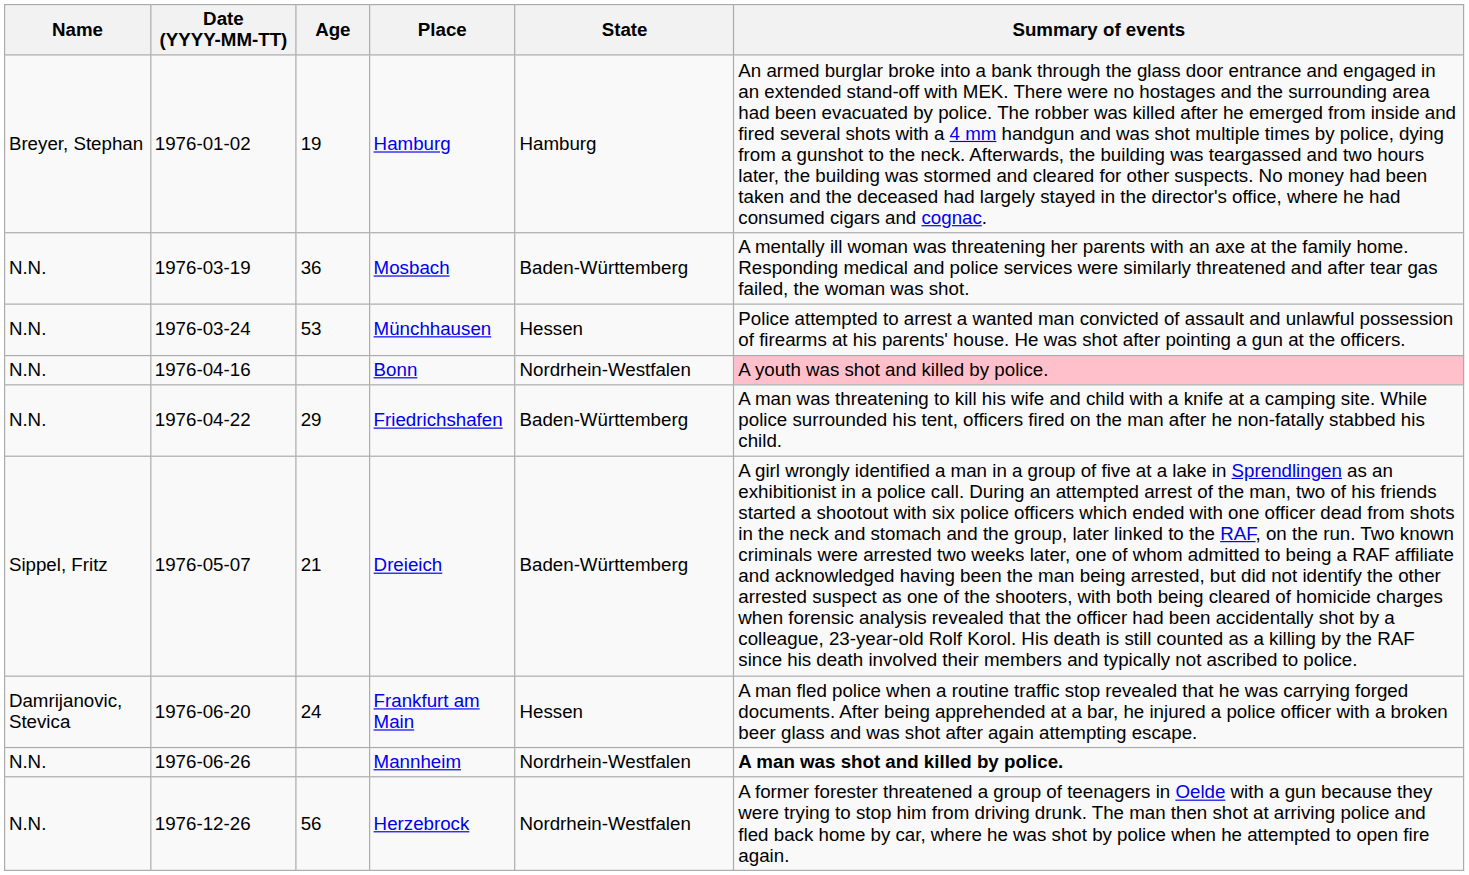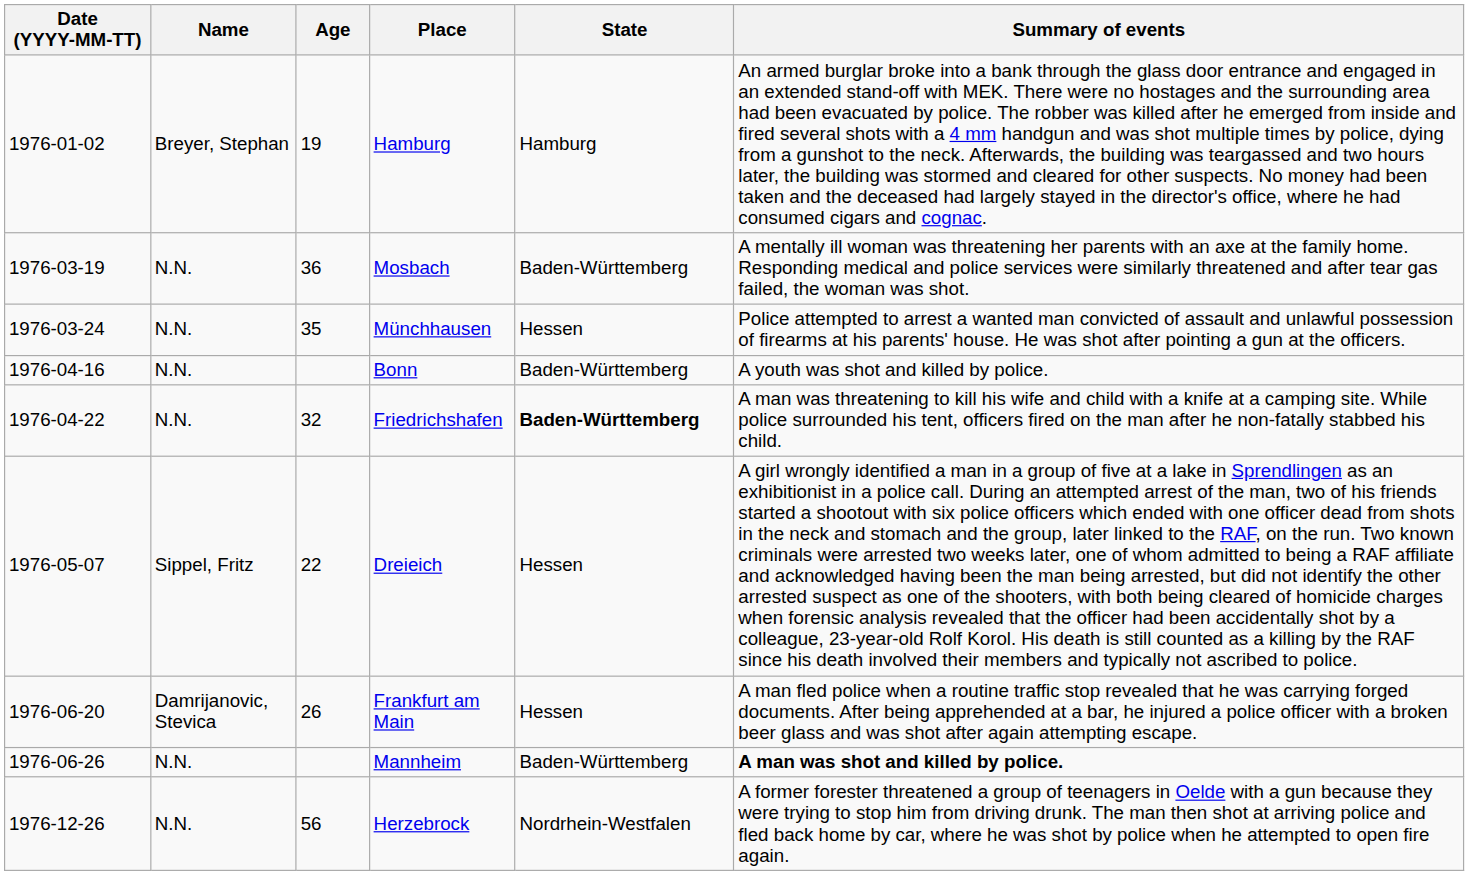columns swapped: (223, 29) <-> (78, 29)
(311, 329) 53 -> (311, 329) 35
(605, 369) Nordrhein-Westfalen -> (604, 369) Baden-Württemberg
(893, 369) pink background -> (893, 369) no background
(311, 420) 29 -> (311, 420) 32
(604, 420) normal -> (609, 420) bold
(311, 566) 21 -> (311, 566) 22
(604, 566) Baden-Württemberg -> (551, 566) Hessen
(311, 711) 24 -> (311, 711) 26
(605, 762) Nordrhein-Westfalen -> (604, 762) Baden-Württemberg
